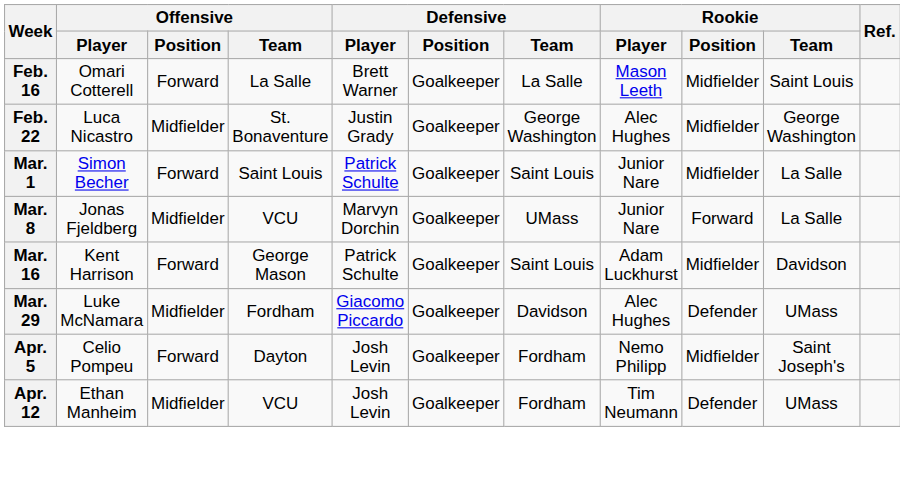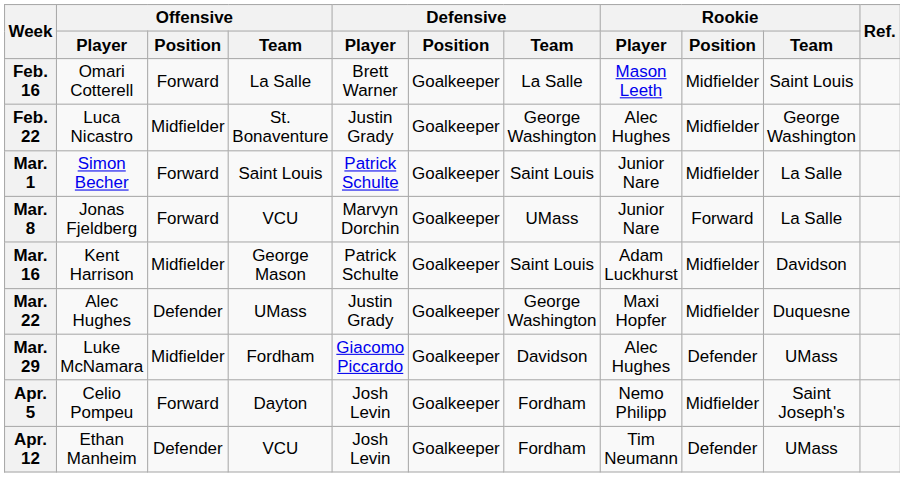(188, 219) Midfielder -> (188, 219) Forward
(188, 265) Forward -> (188, 265) Midfielder
+ row: (30, 311)
(188, 403) Midfielder -> (188, 449) Defender
